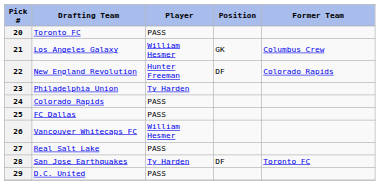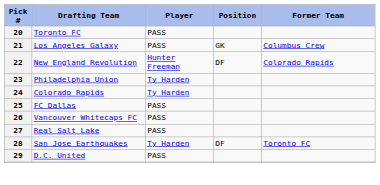(164, 50) William Hesmer -> (157, 45) PASS
(157, 101) PASS -> (168, 92) Ty Harden
(164, 131) William Hesmer -> (157, 118) PASS
